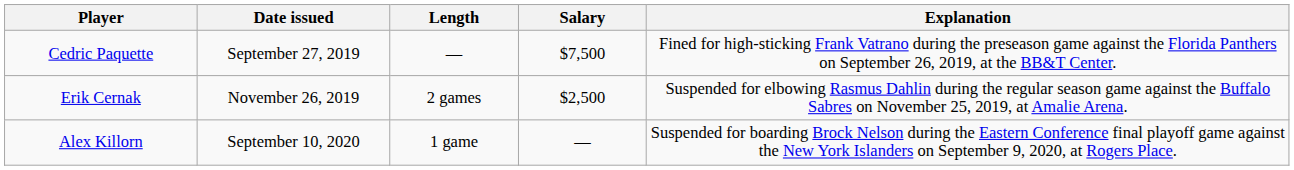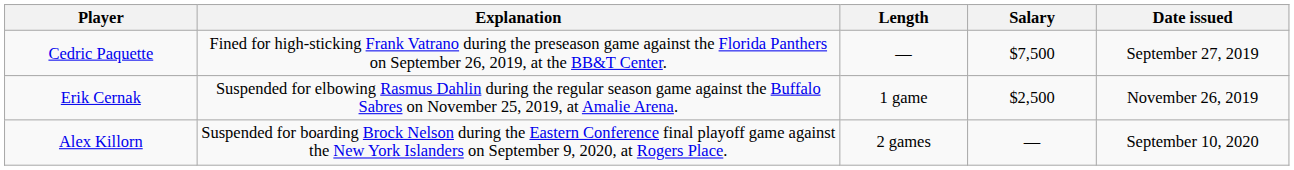columns swapped: (968, 17) <-> (293, 17)
(454, 97) 2 games -> (904, 97) 1 game
(454, 142) 1 game -> (904, 142) 2 games
